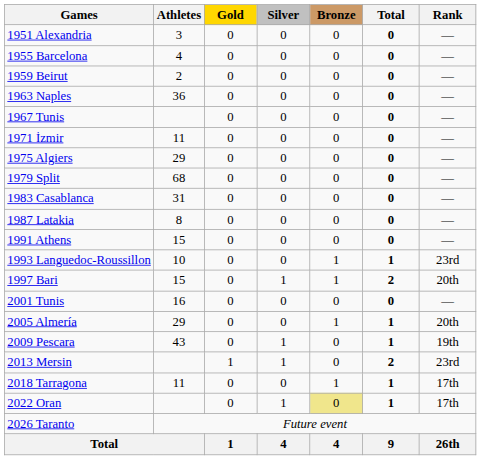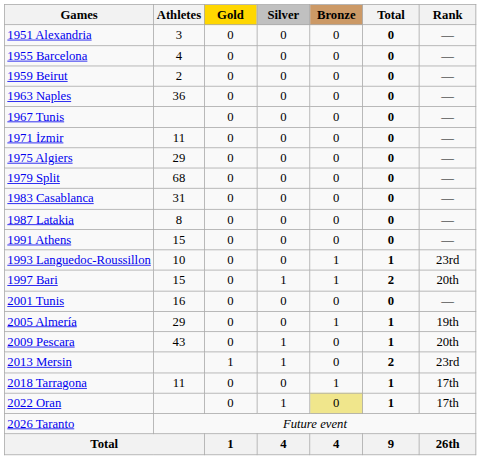(448, 321) 20th -> (448, 321) 19th
(448, 341) 19th -> (448, 341) 20th
